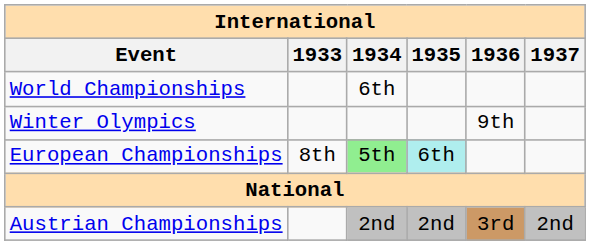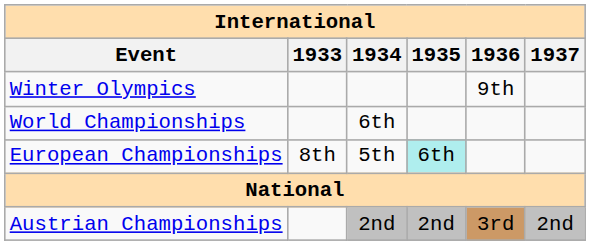rows swapped: (103, 123) <-> (128, 89)
(377, 156) lightgreen background -> (377, 156) no background
